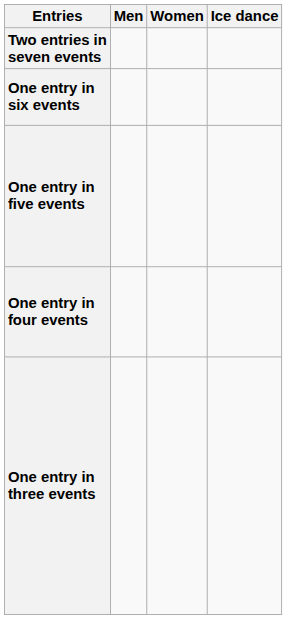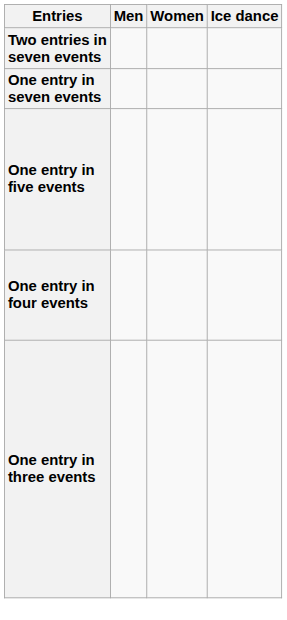+ row: (55, 88)
- row: (51, 96)
